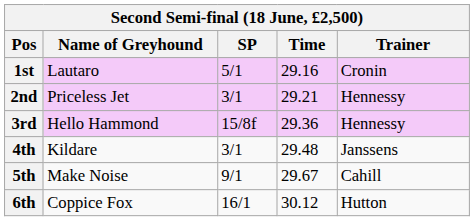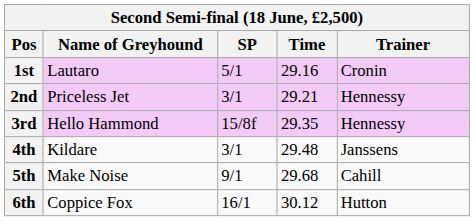(300, 123) 29.36 -> (300, 123) 29.35
(300, 176) 29.67 -> (300, 176) 29.68
